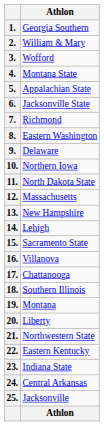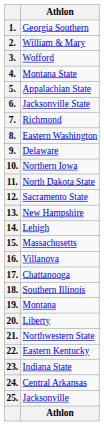(50, 197) Massachusetts -> (55, 197) Sacramento State
(55, 244) Sacramento State -> (50, 244) Massachusetts
